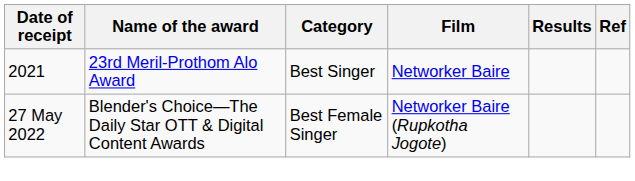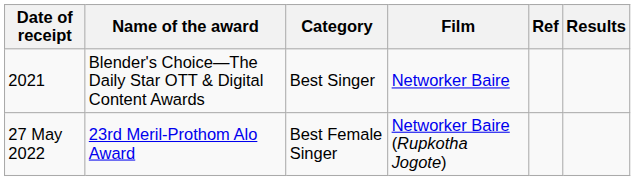columns swapped: (562, 26) <-> (613, 26)
(173, 71) 23rd Meril-Prothom Alo Award -> (176, 80) Blender's Choice—The Daily Star OTT & Digital Content Awards
(176, 125) Blender's Choice—The Daily Star OTT & Digital Content Awards -> (173, 144) 23rd Meril-Prothom Alo Award
